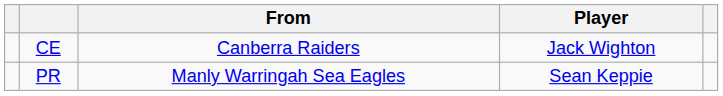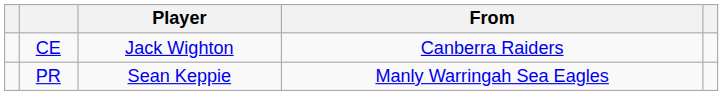columns swapped: (601, 18) <-> (288, 18)
